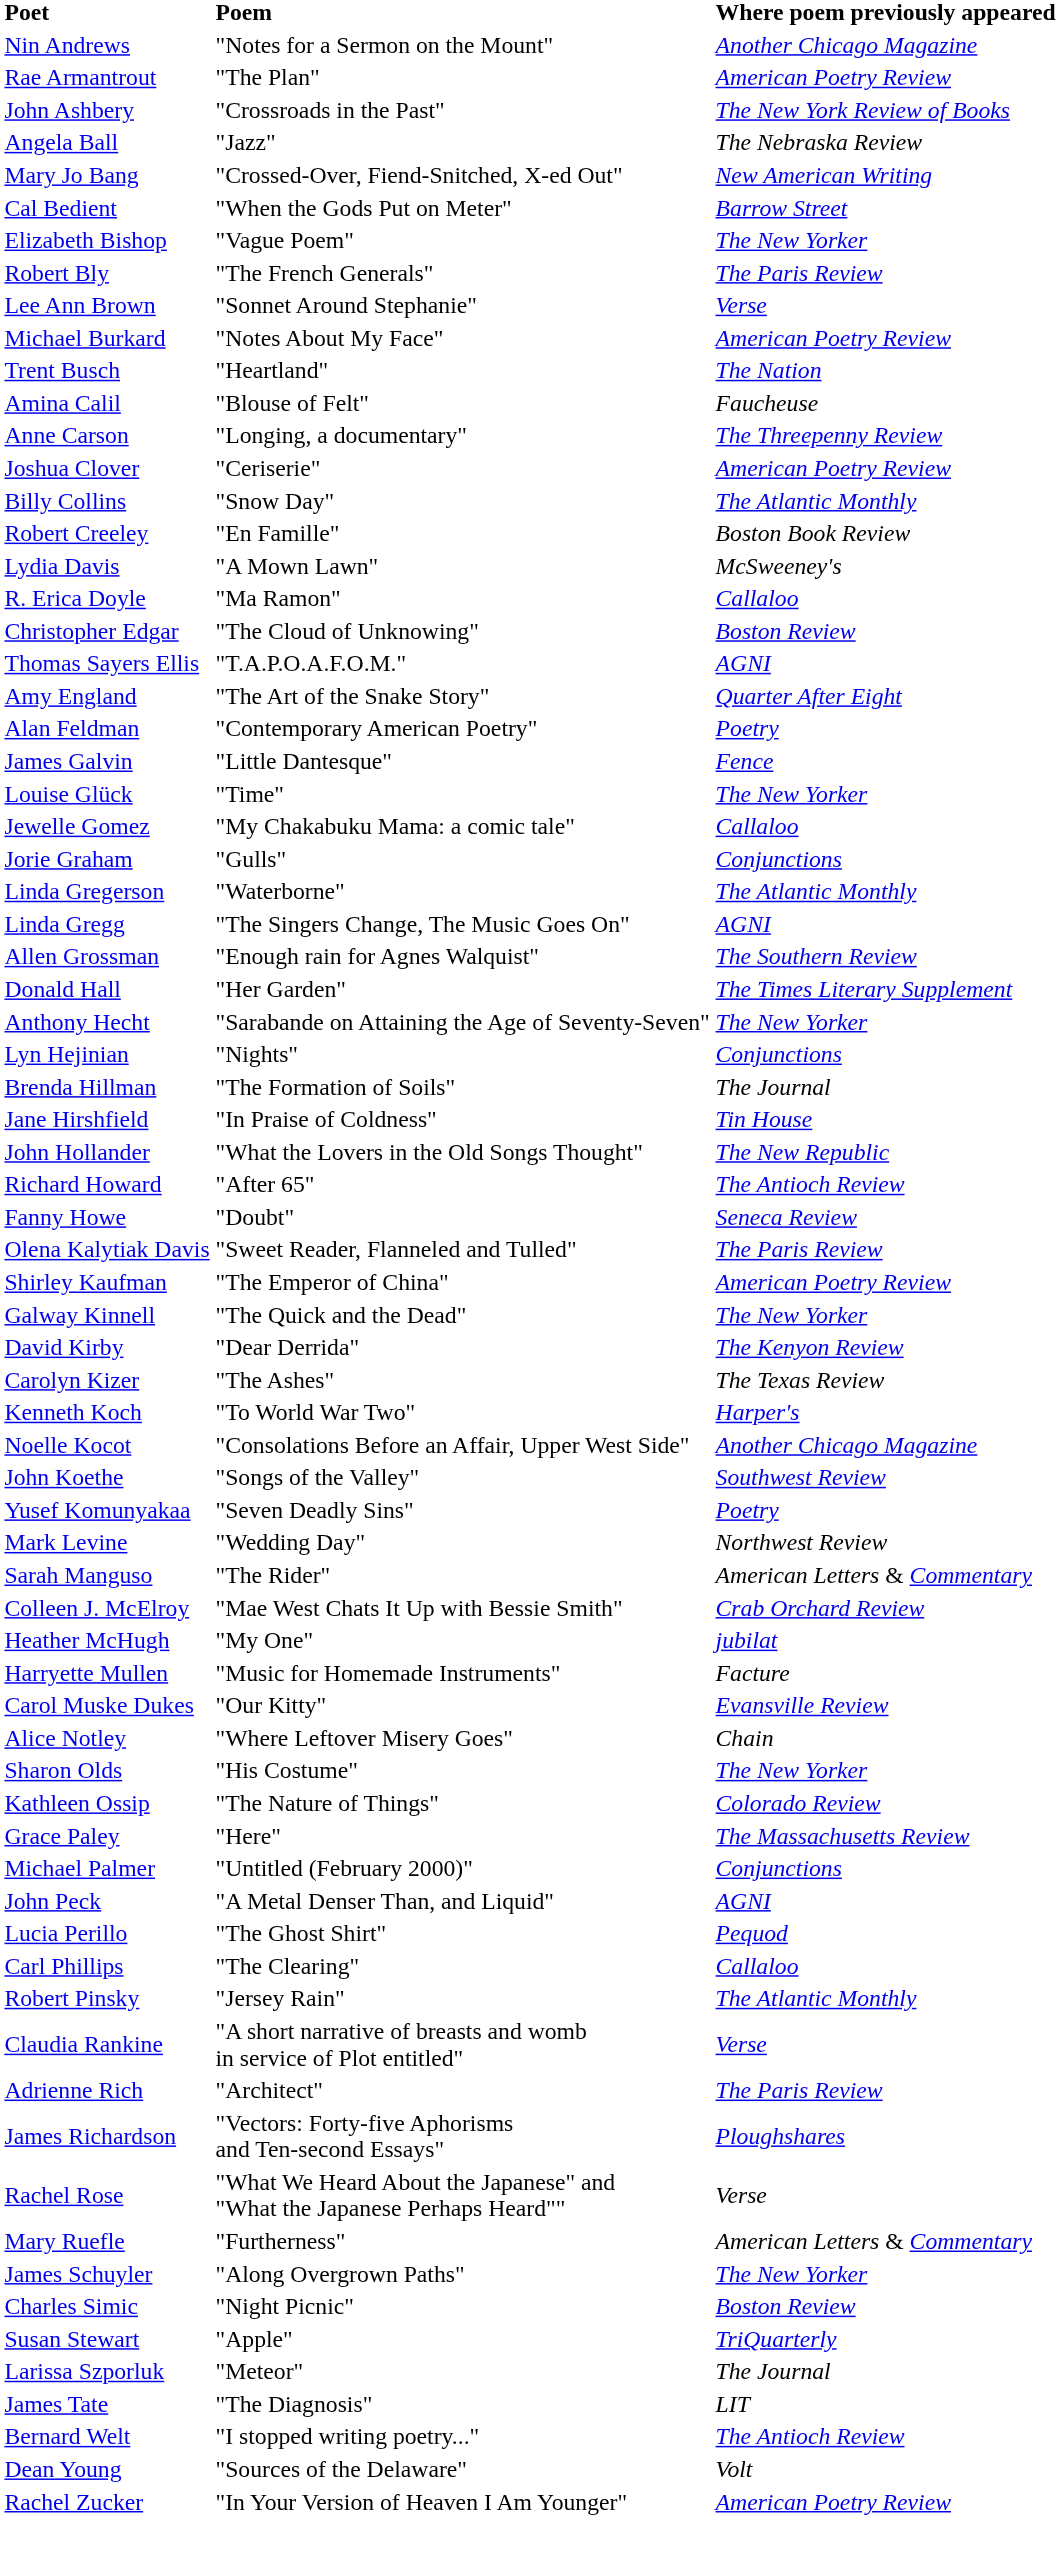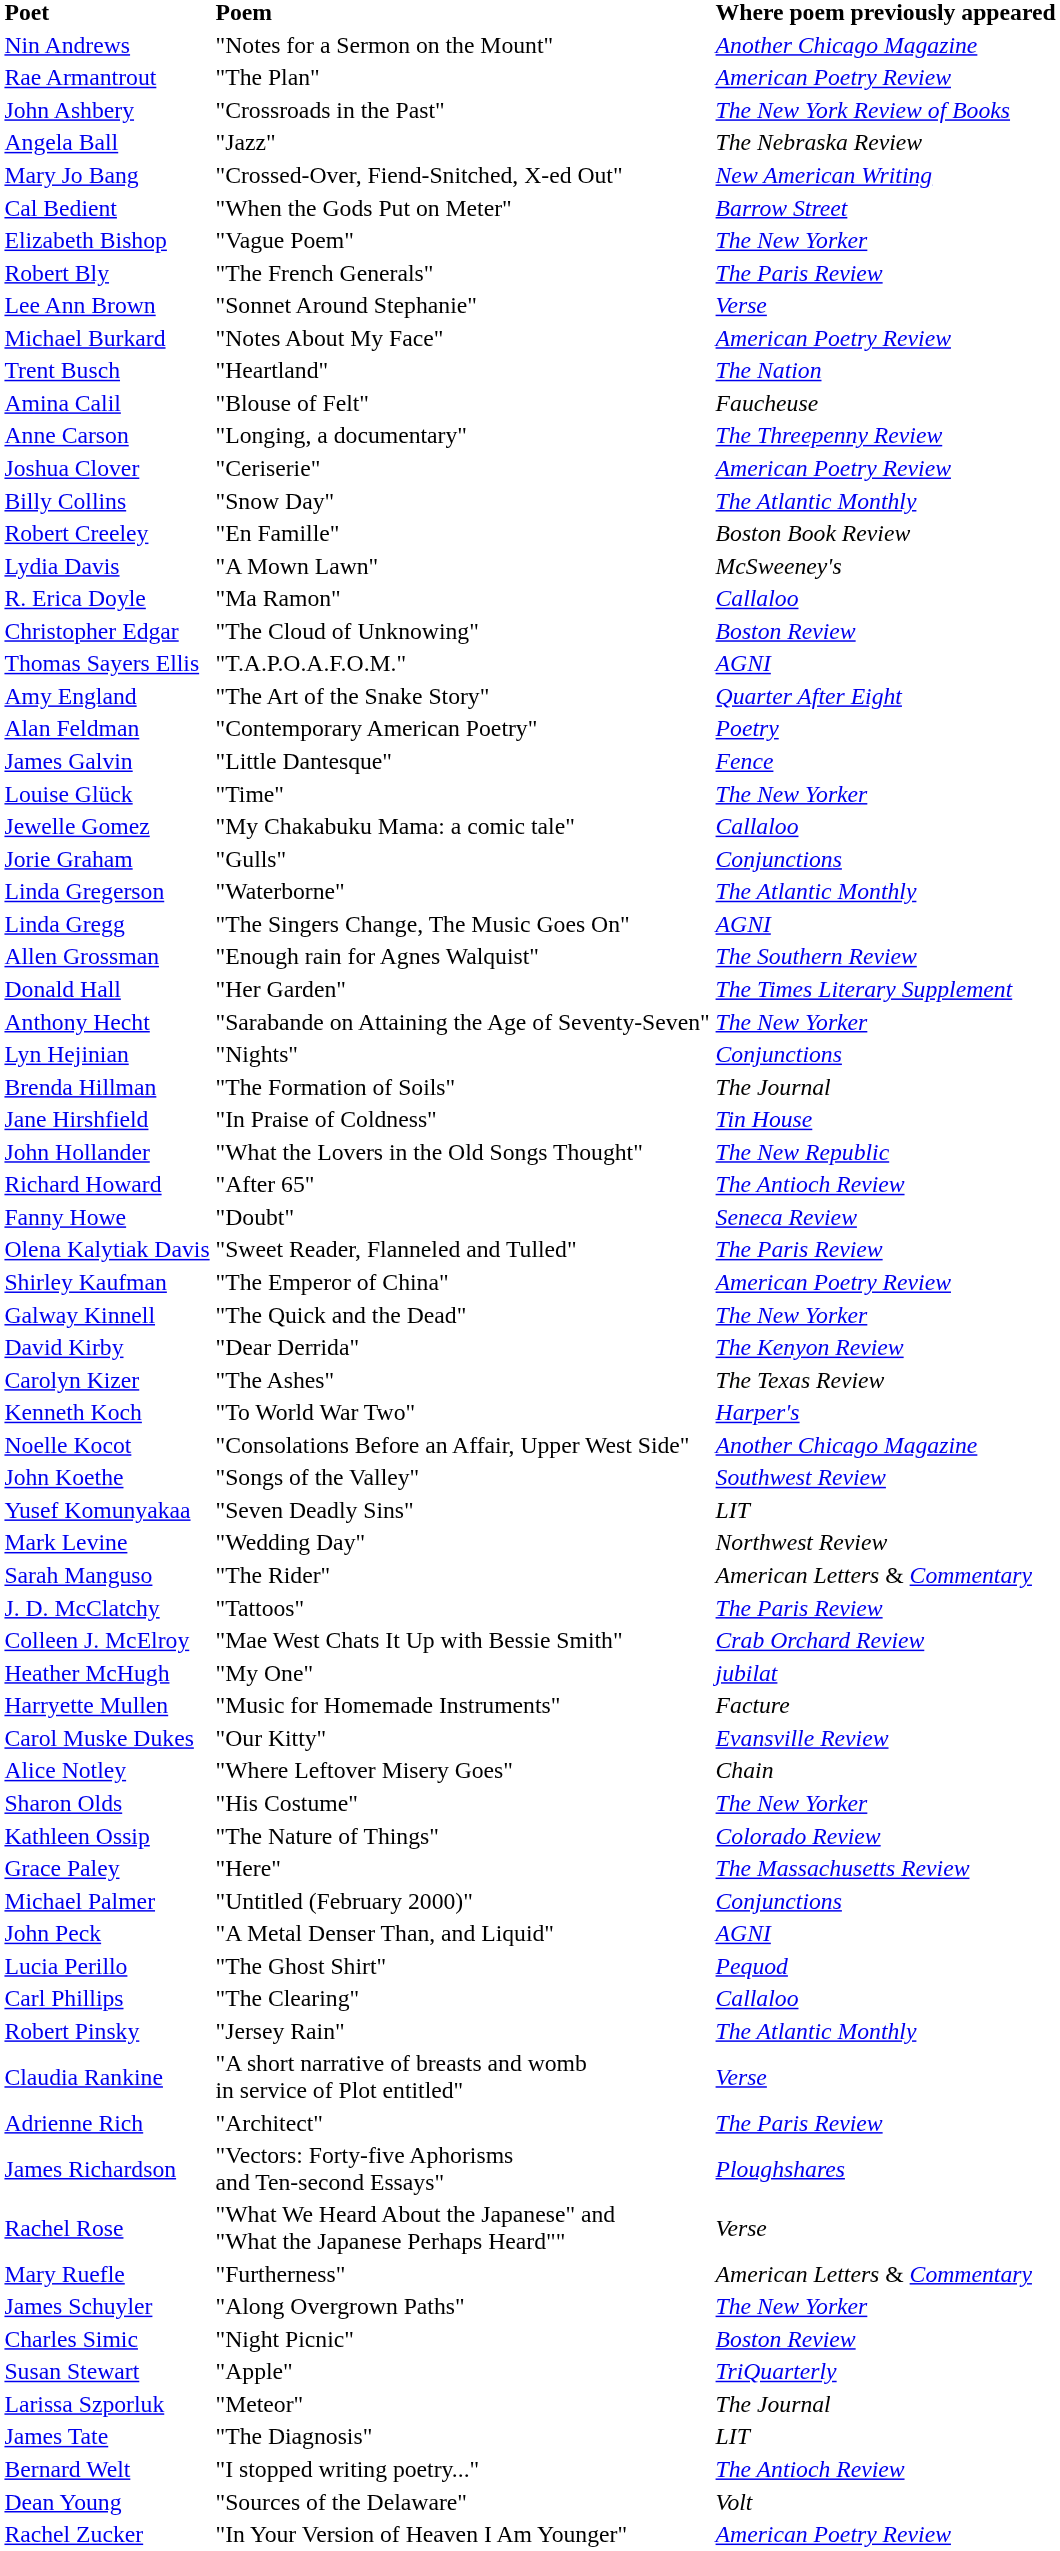(747, 1510) Poetry -> (733, 1510) LIT
+ row: (82, 1607)
